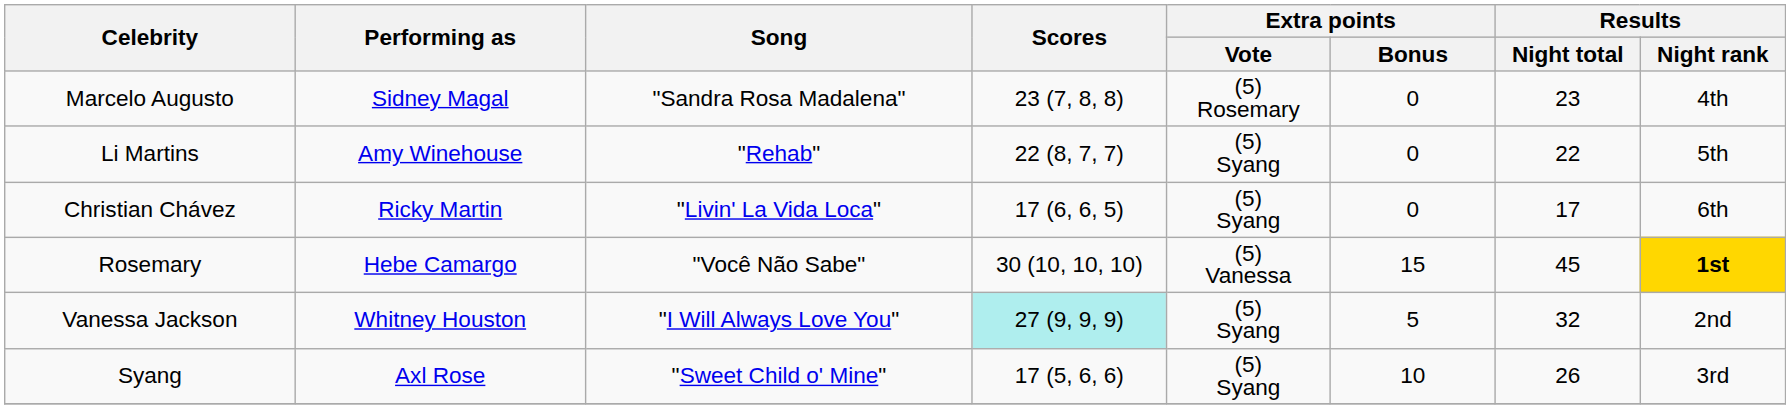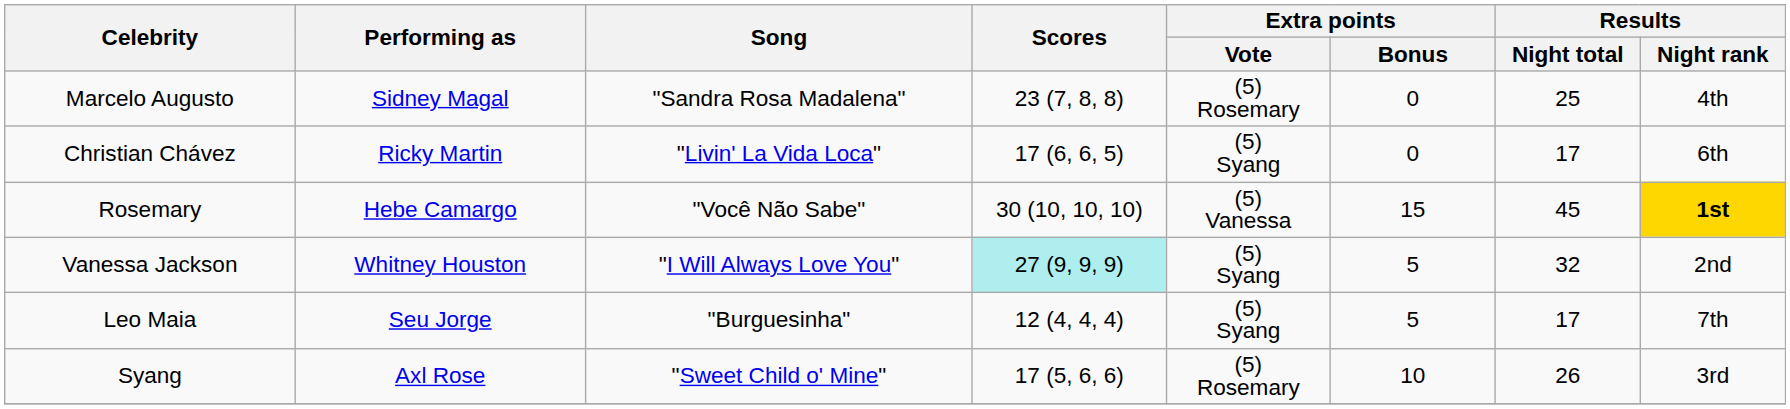(1568, 98) 23 -> (1568, 98) 25
- row: (150, 153)
+ row: (150, 320)
(1248, 375) (5) Syang -> (1248, 375) (5) Rosemary
